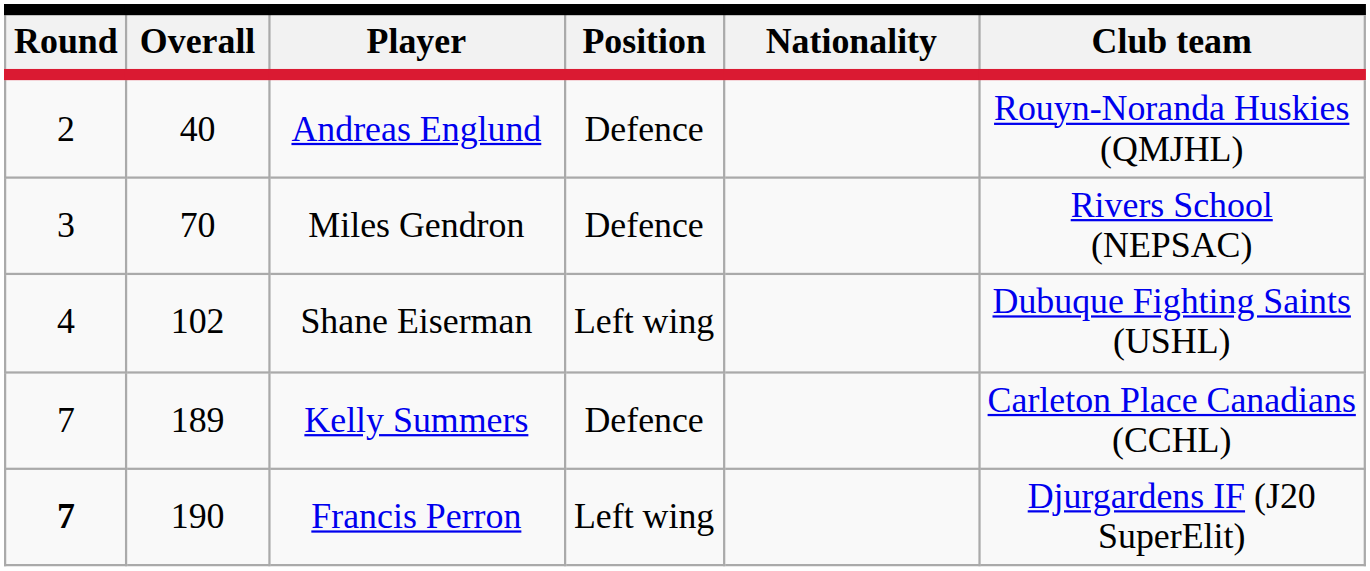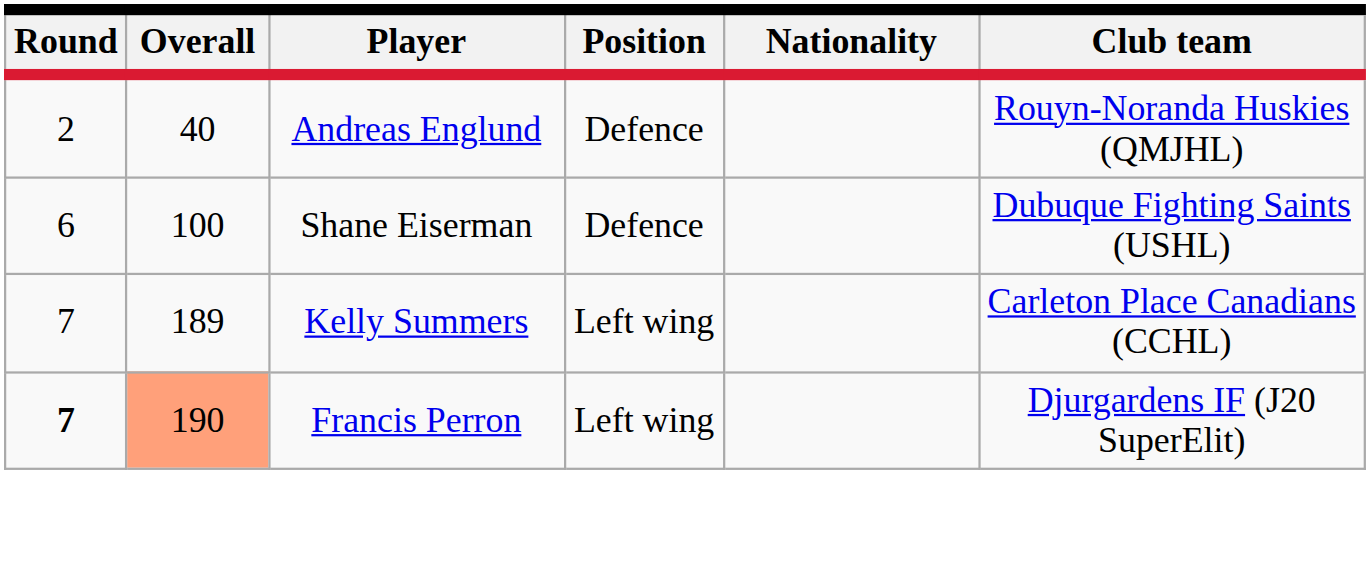- row: (416, 225)
(66, 322) 4 -> (66, 225) 6
(198, 322) 102 -> (198, 225) 100
(644, 322) Left wing -> (644, 225) Defence
(644, 419) Defence -> (644, 322) Left wing
(198, 516) no background -> (198, 419) lightsalmon background
